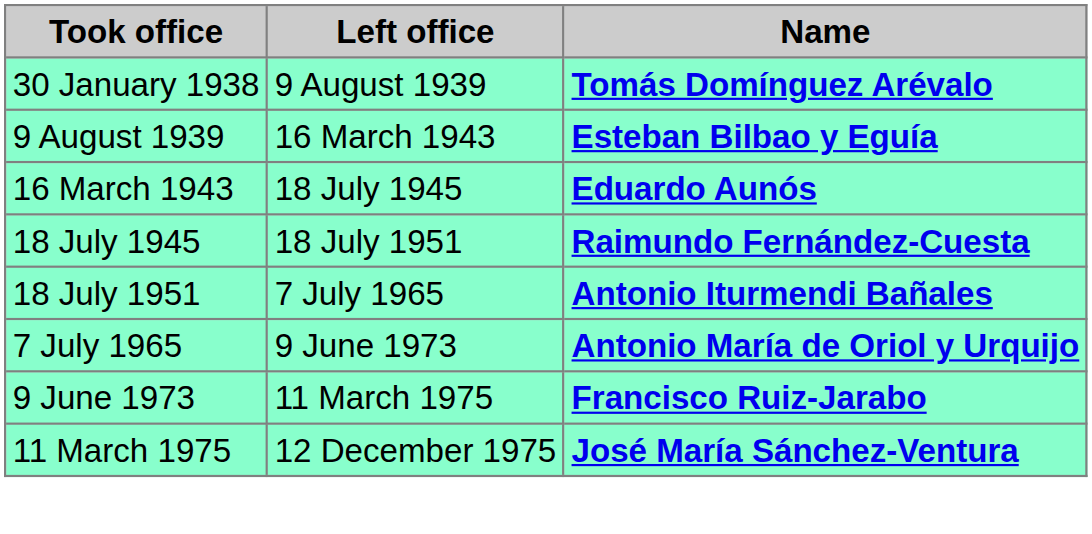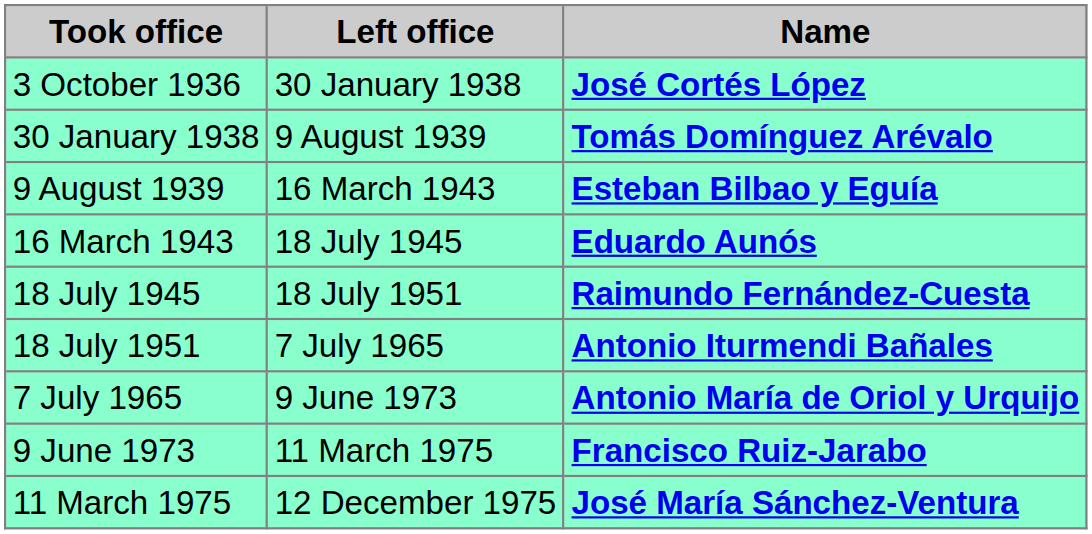+ row: (127, 84)
